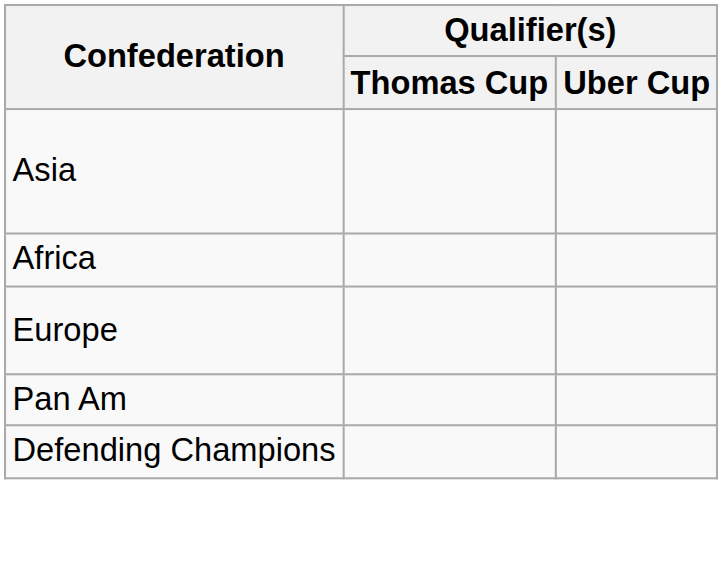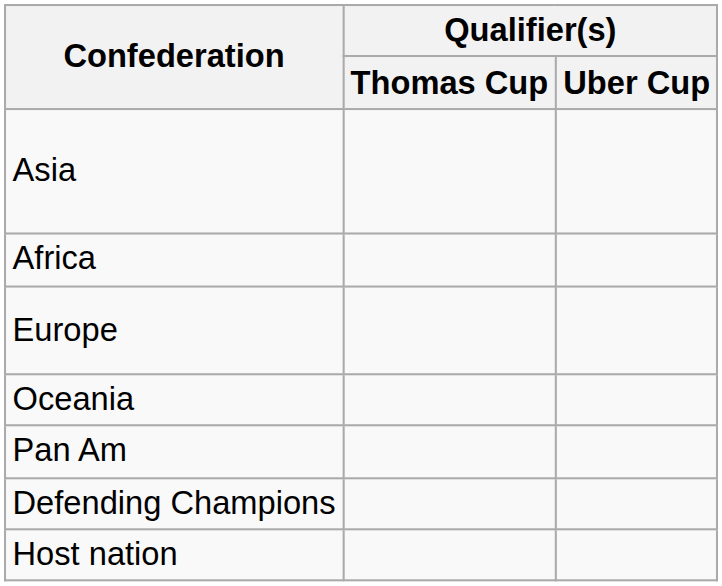+ row: (73, 399)
+ row: (95, 554)
